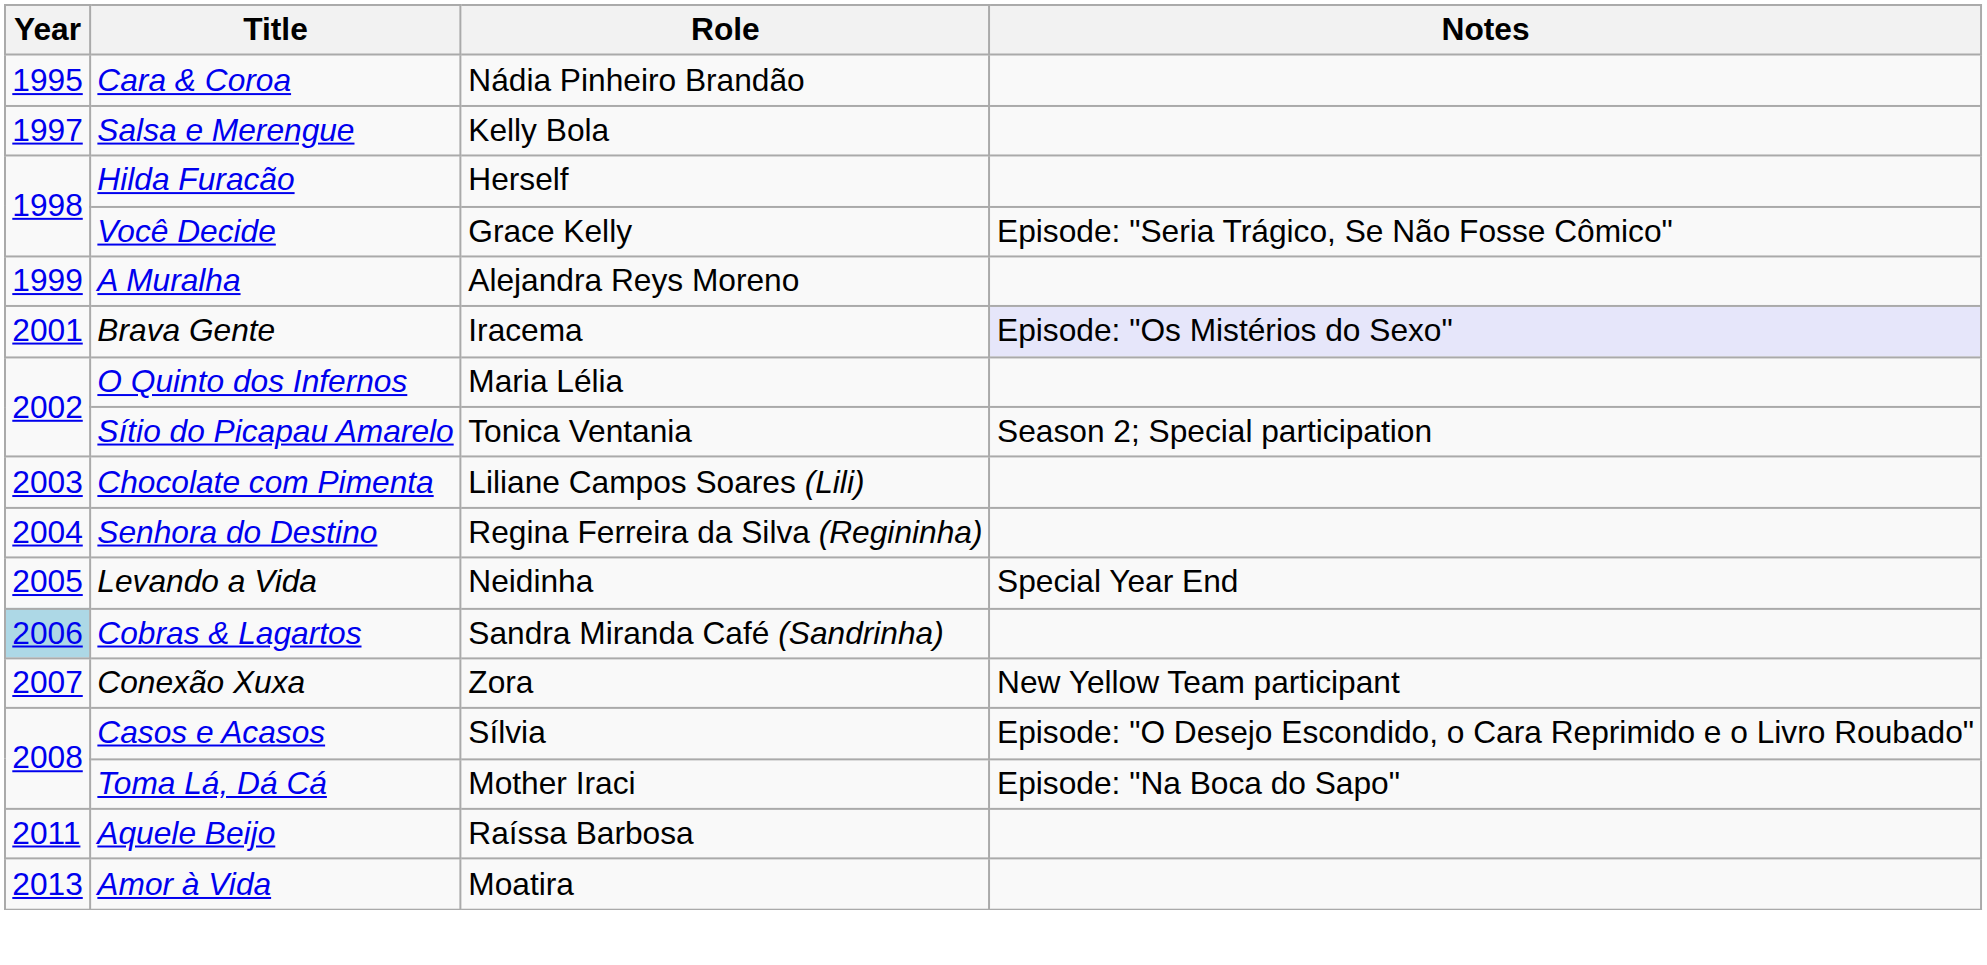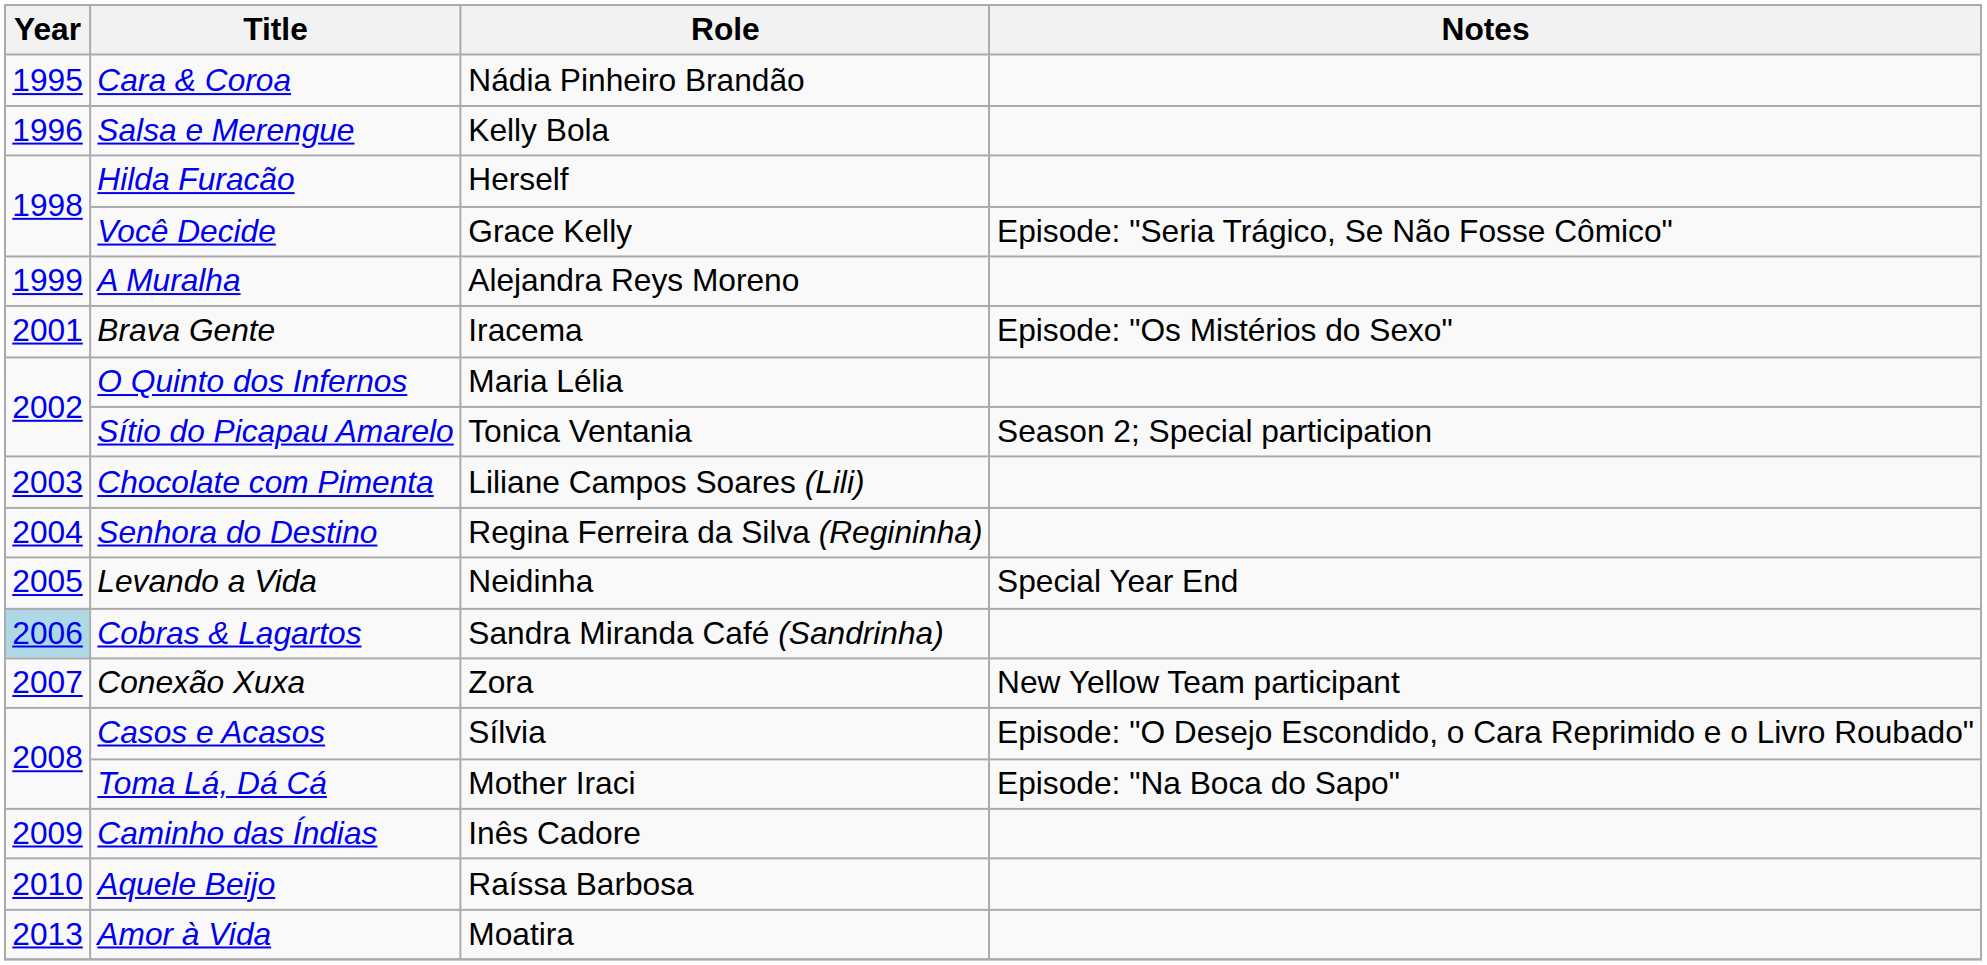(48, 130) 1997 -> (48, 130) 1996
(1225, 331) lavender background -> (1225, 331) no background
+ row: (237, 833)
(46, 833) 2011 -> (48, 883) 2010
